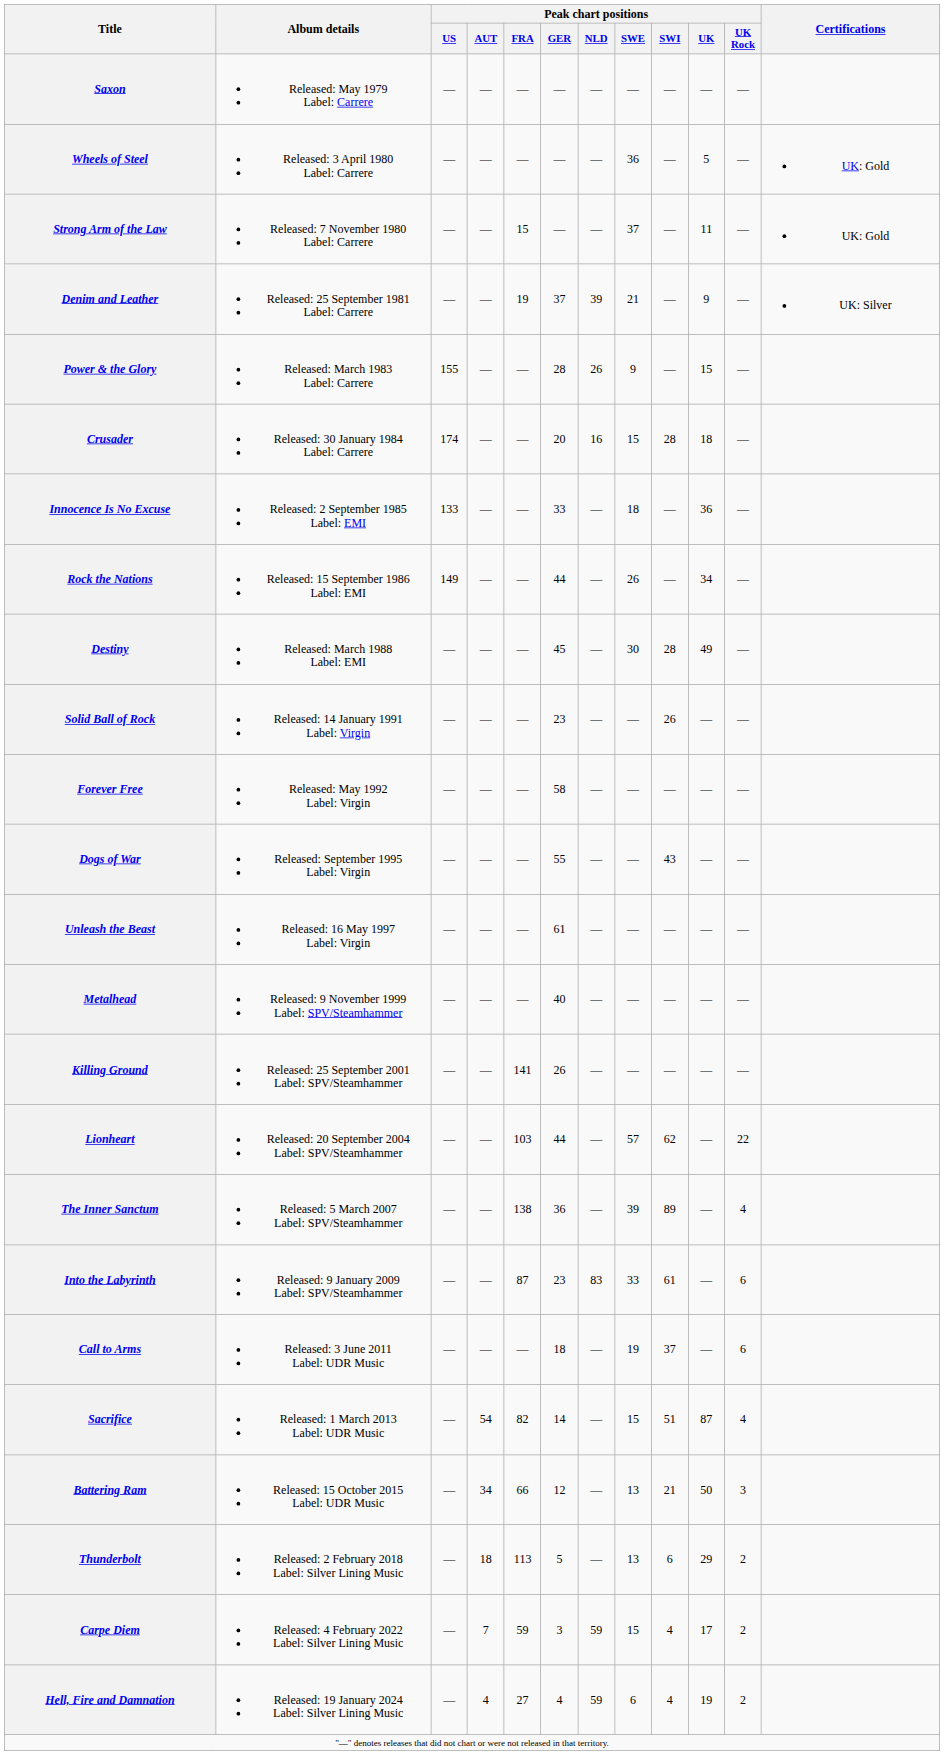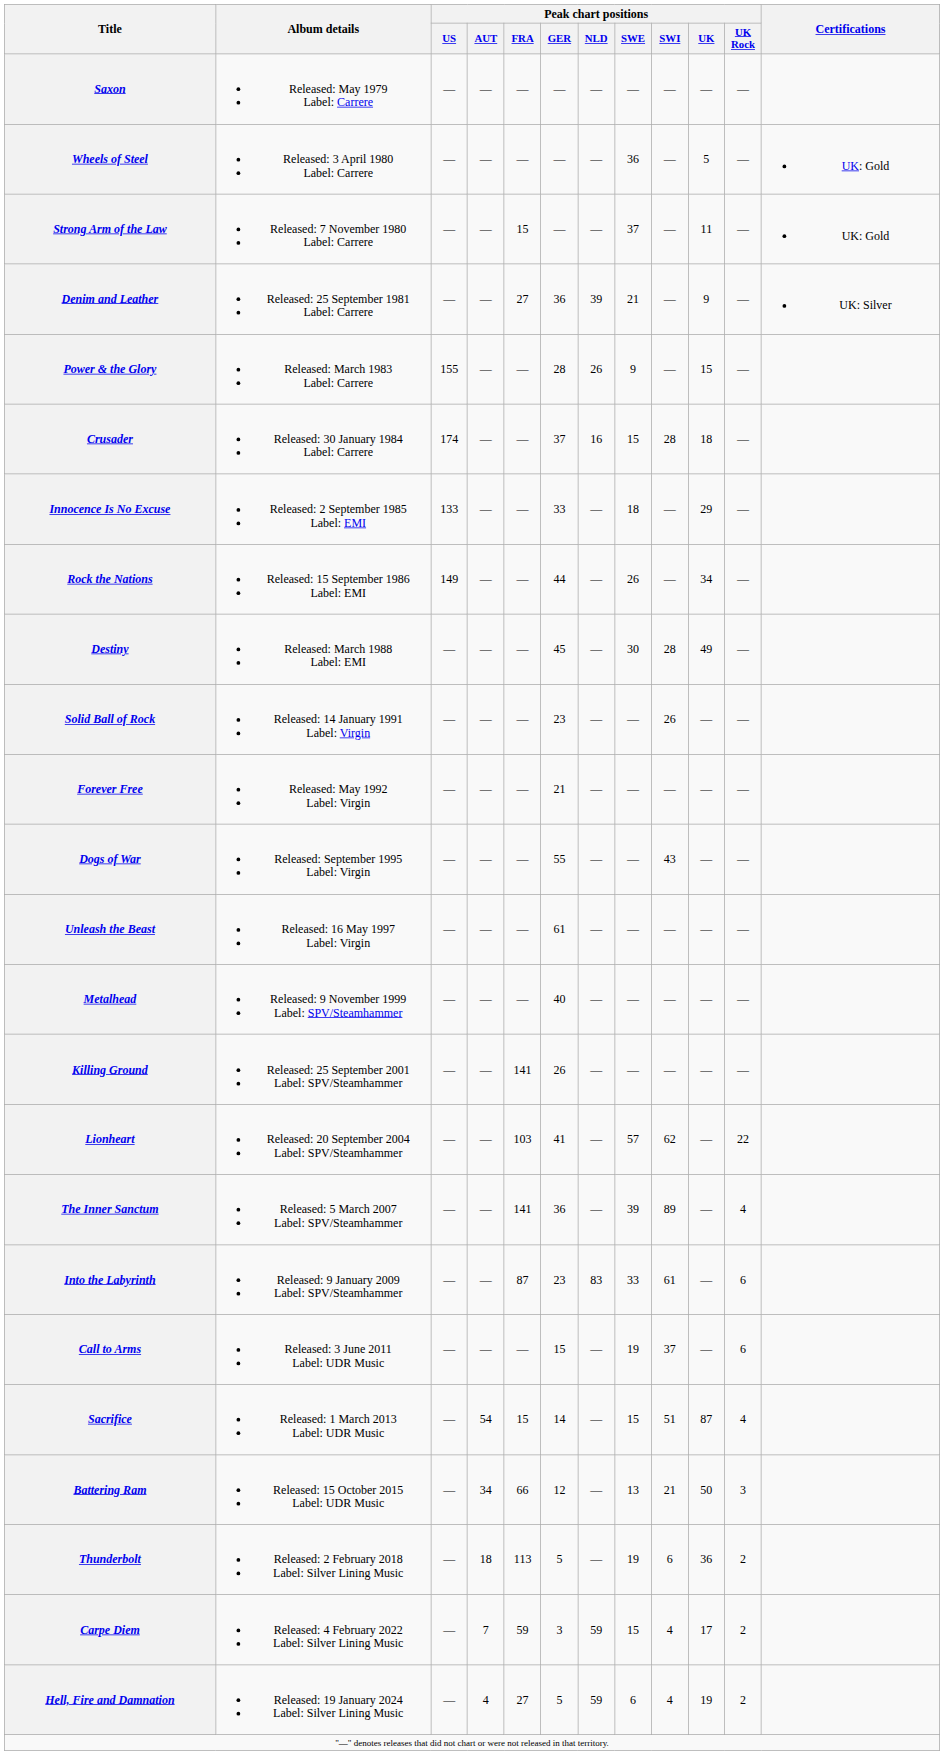(523, 299) 19 -> (523, 299) 27
(559, 299) 37 -> (559, 299) 36
(559, 439) 20 -> (559, 439) 37
(706, 509) 36 -> (706, 509) 29
(559, 789) 58 -> (559, 789) 21
(559, 1139) 44 -> (559, 1139) 41
(523, 1209) 138 -> (523, 1209) 141
(559, 1349) 18 -> (559, 1349) 15
(523, 1419) 82 -> (523, 1419) 15
(633, 1559) 13 -> (633, 1559) 19
(706, 1559) 29 -> (706, 1559) 36
(559, 1699) 4 -> (559, 1699) 5
